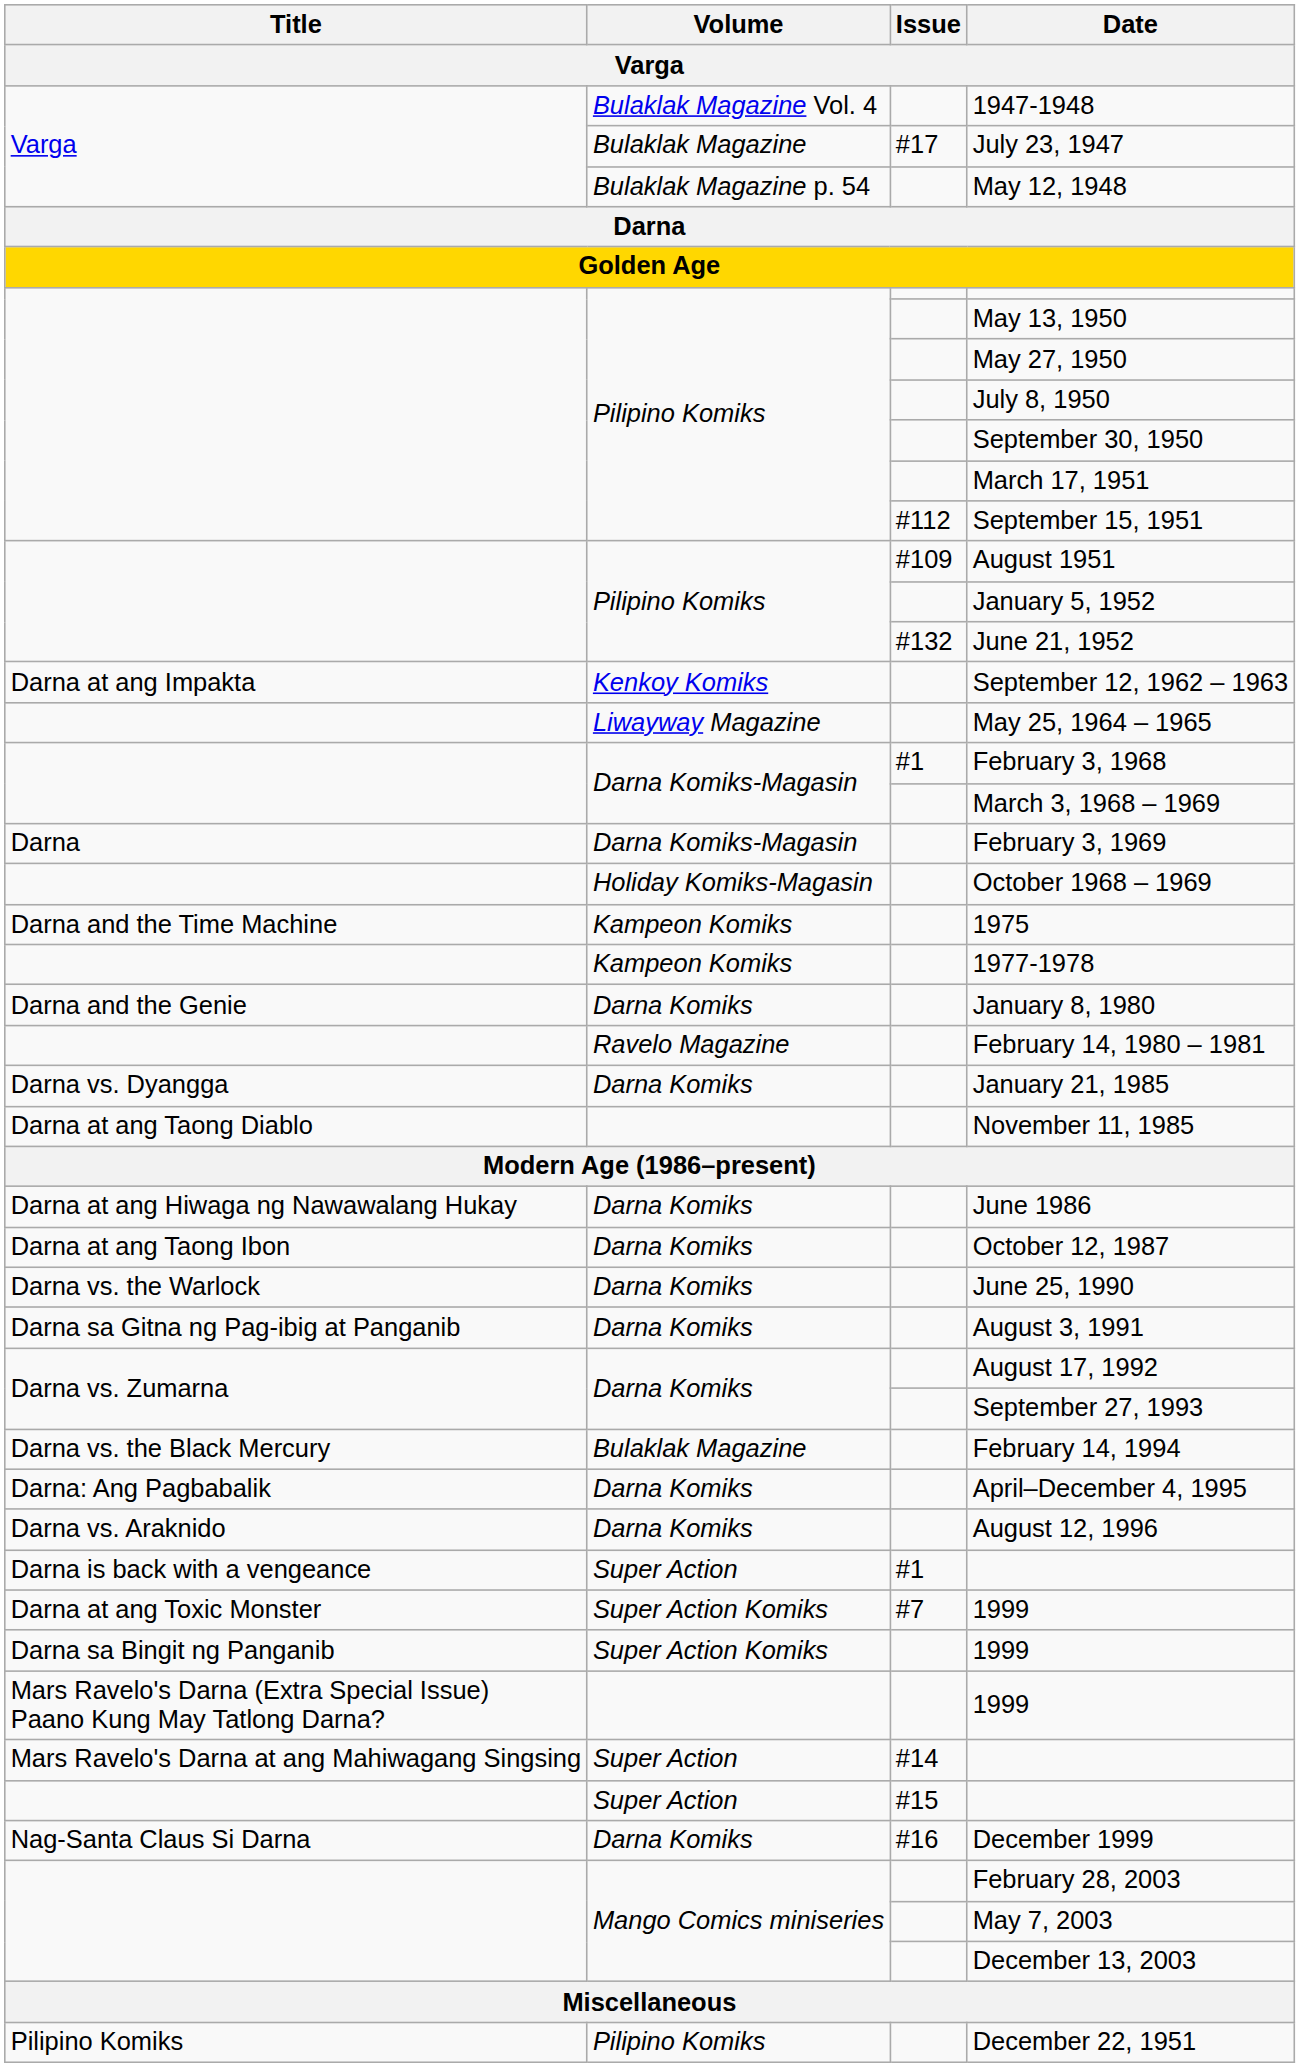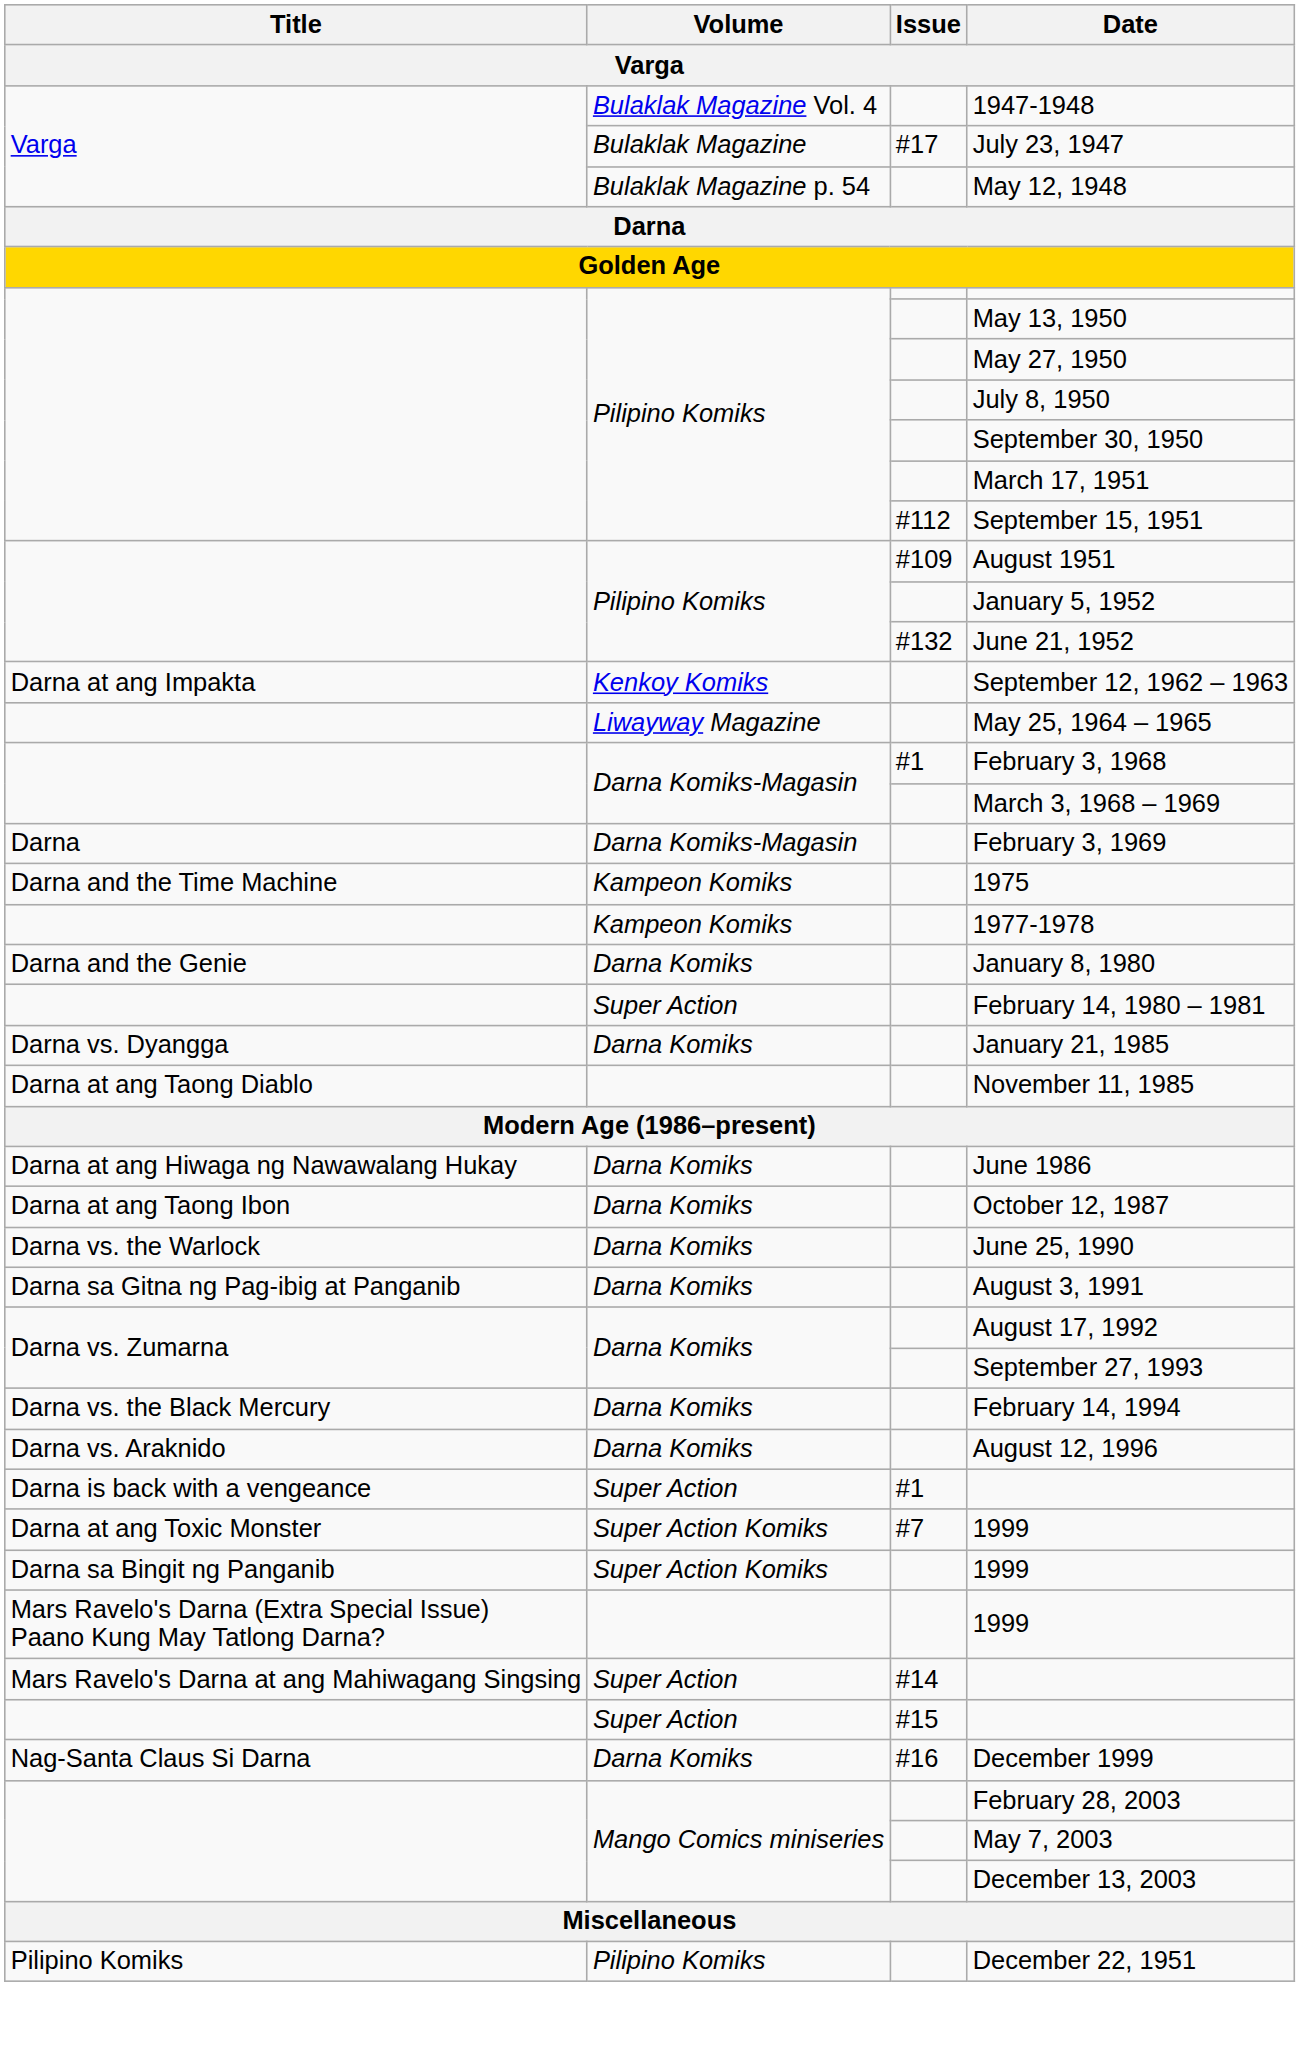- row: (296, 884)
(691, 1045) Ravelo Magazine -> (665, 1004) Super Action
(700, 1448) Bulaklak Magazine -> (673, 1408) Darna Komiks
- row: (141, 1488)
